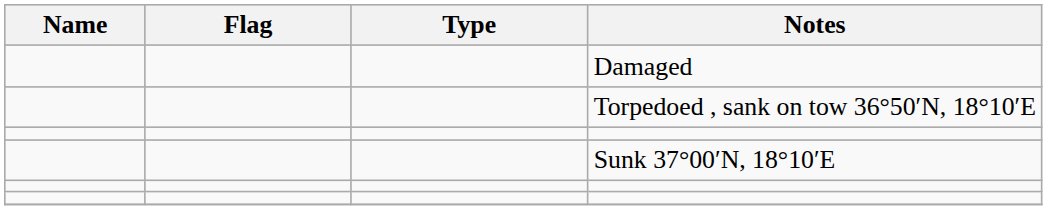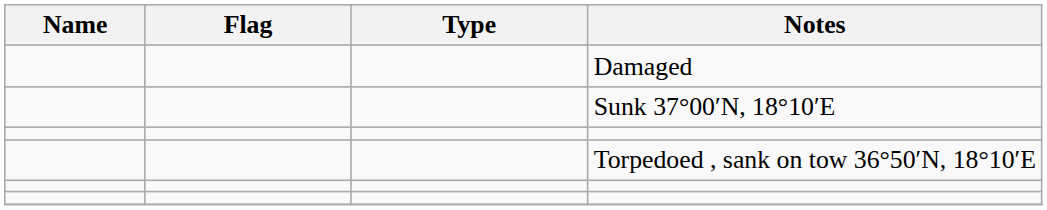rows swapped: (75, 160) <-> (75, 107)
